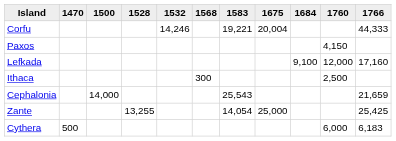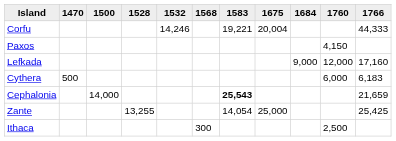(305, 62) 9,100 -> (305, 62) 9,000
rows swapped: (20, 78) <-> (24, 128)
(237, 95) normal -> (237, 95) bold
